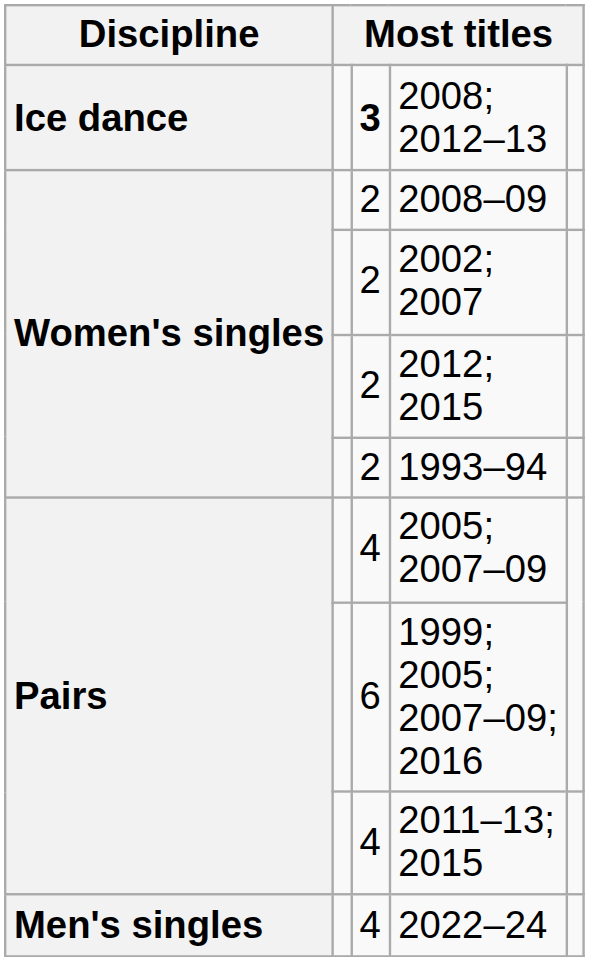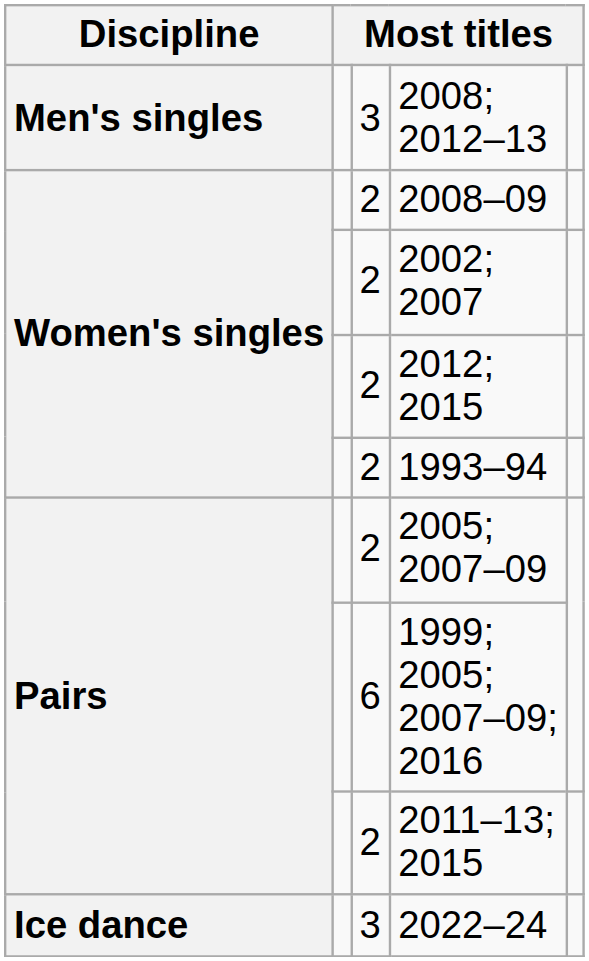(101, 116) Ice dance -> (139, 116) Men's singles
(370, 116) bold -> (370, 116) normal
(370, 549) 4 -> (370, 549) 2
(370, 842) 4 -> (370, 842) 2
(139, 924) Men's singles -> (101, 924) Ice dance
(370, 924) 4 -> (370, 924) 3
